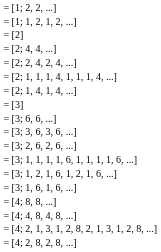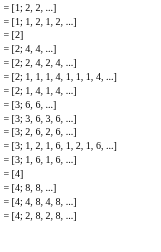- row: (13, 104)
- row: (70, 160)
+ row: (13, 174)
- row: (80, 229)
